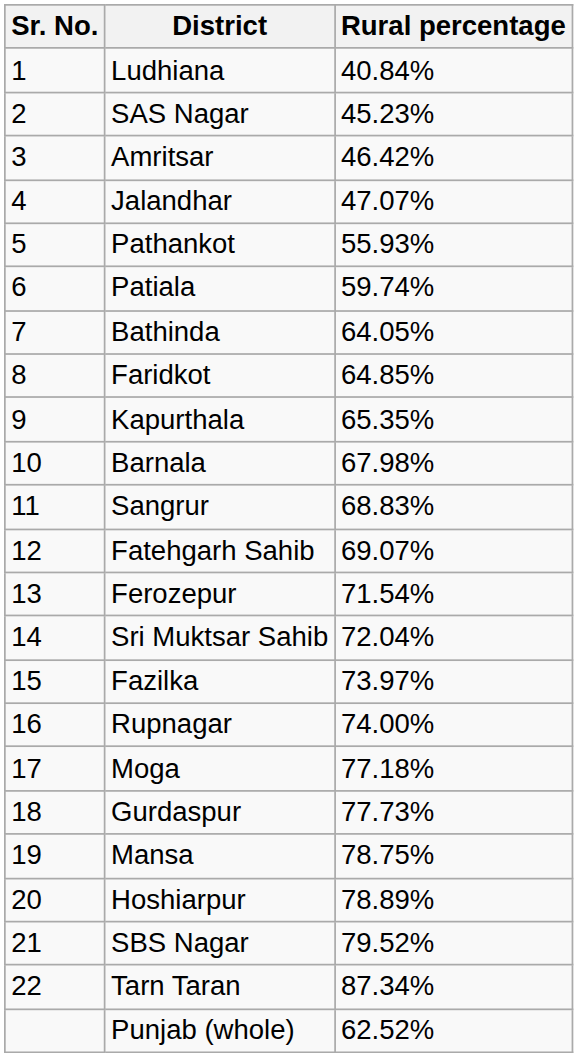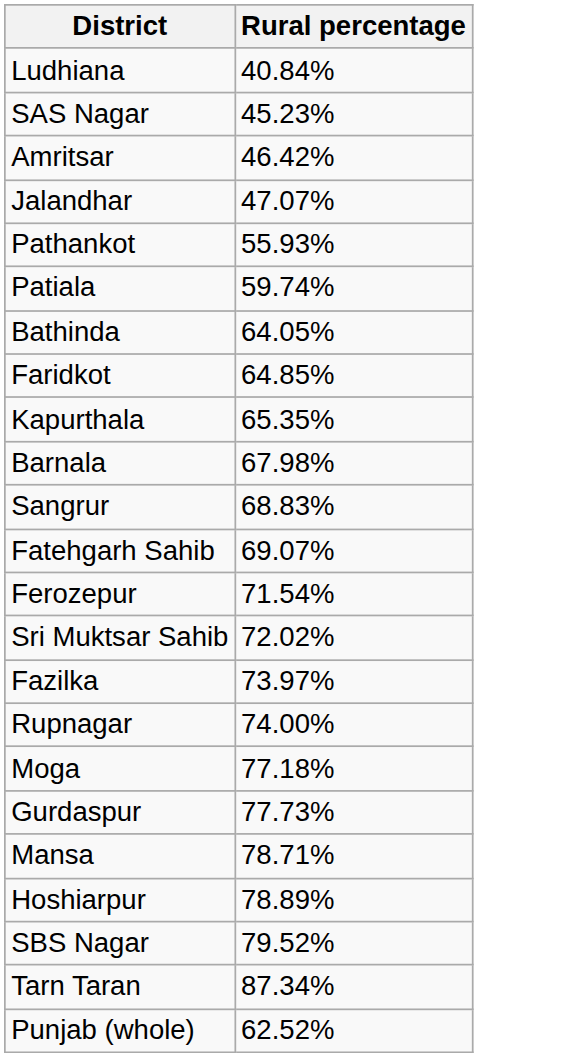- column: (55, 26)
(388, 637) 72.04% -> (288, 637) 72.02%
(388, 855) 78.75% -> (288, 855) 78.71%
